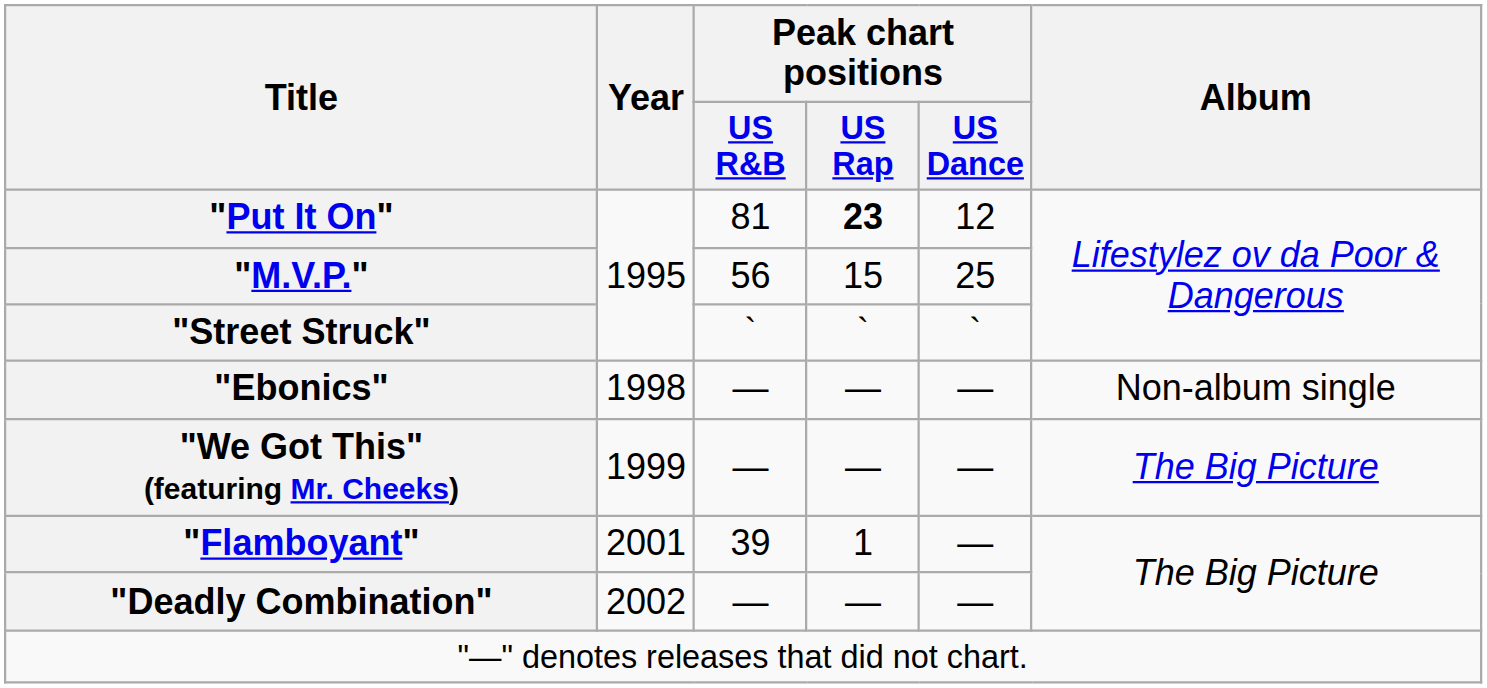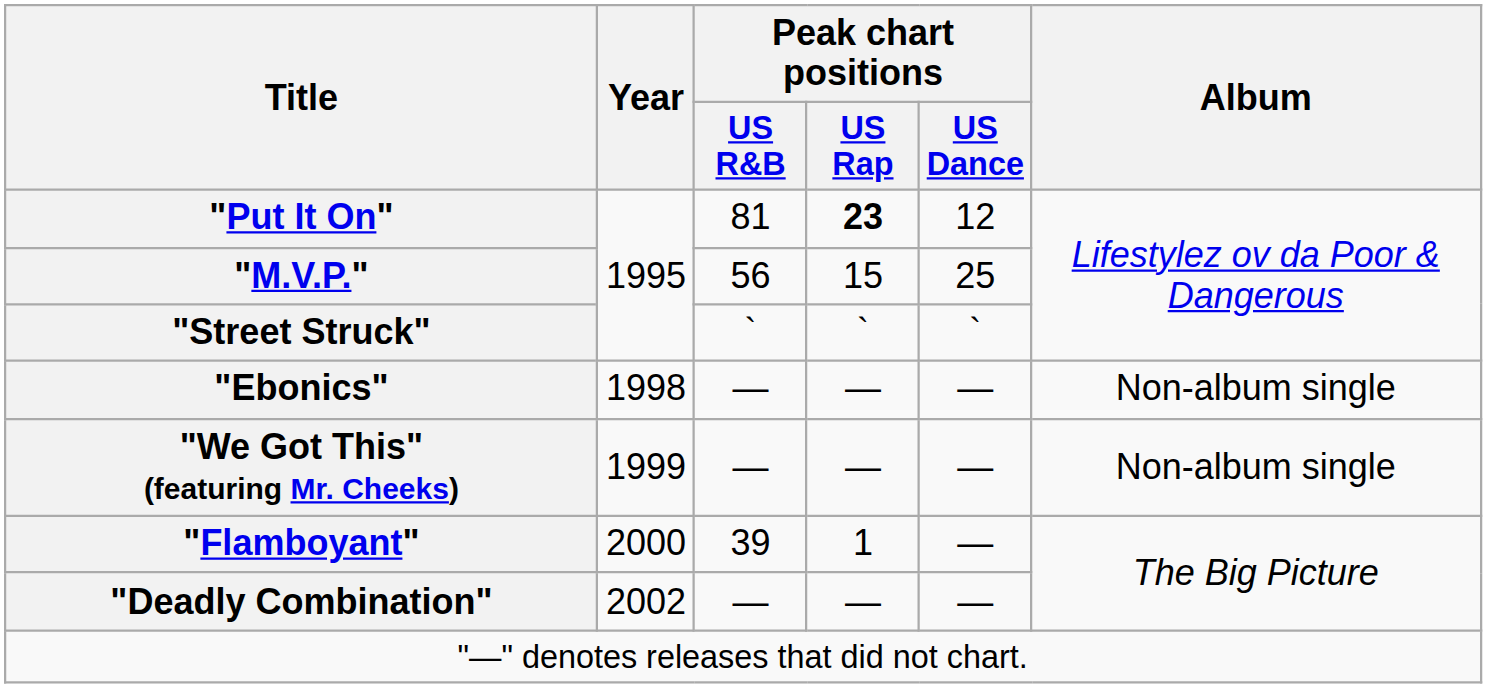(1256, 466) The Big Picture -> (1256, 466) Non-album single
(646, 543) 2001 -> (646, 543) 2000
